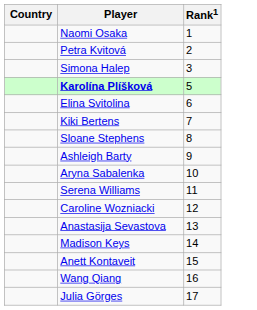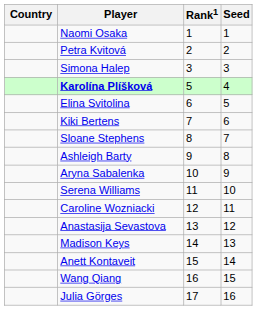+ column: (237, 14)
